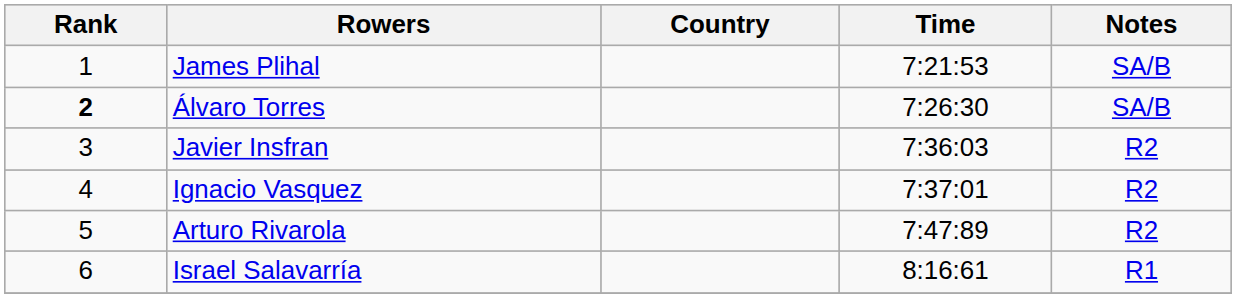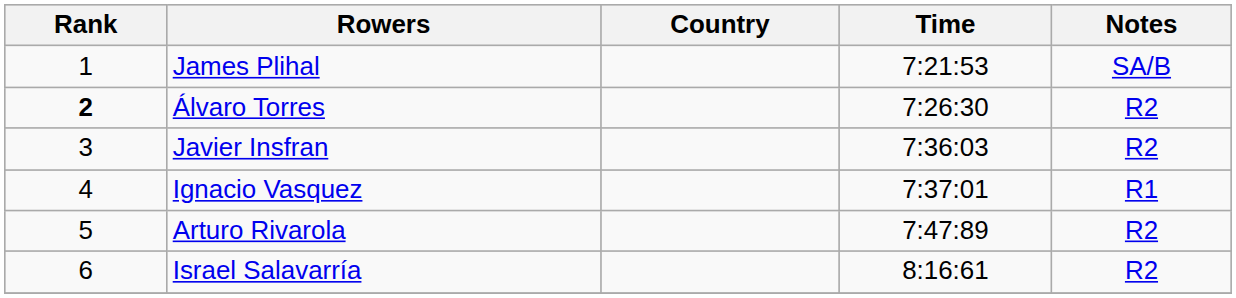(1141, 107) SA/B -> (1141, 107) R2
(1141, 189) R2 -> (1141, 189) R1
(1141, 271) R1 -> (1141, 271) R2
